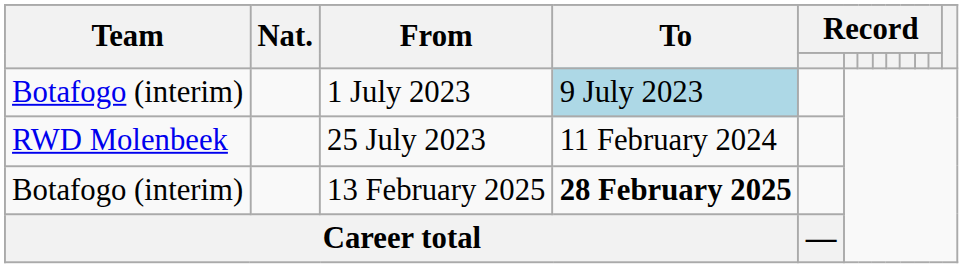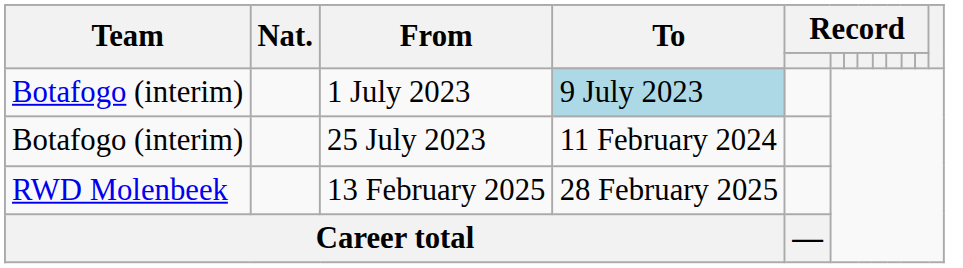(120, 140) RWD Molenbeek -> (128, 140) Botafogo (interim)
(128, 189) Botafogo (interim) -> (120, 189) RWD Molenbeek
(676, 189) bold -> (669, 189) normal
